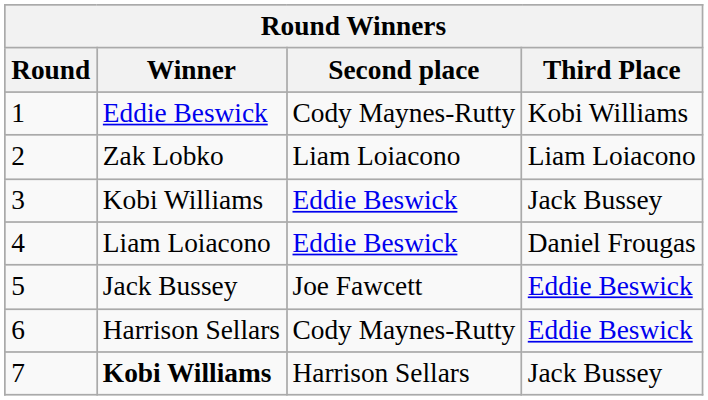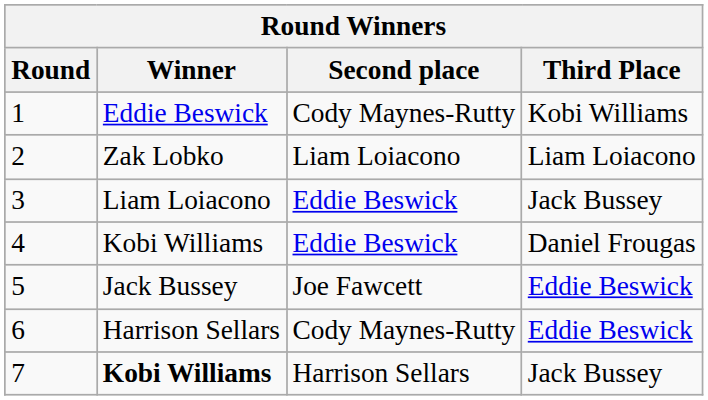(183, 199) Kobi Williams -> (187, 199) Liam Loiacono
(187, 243) Liam Loiacono -> (183, 243) Kobi Williams
